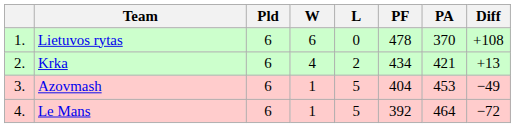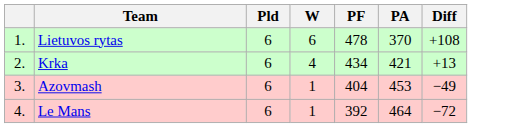- column: (356, 16)
